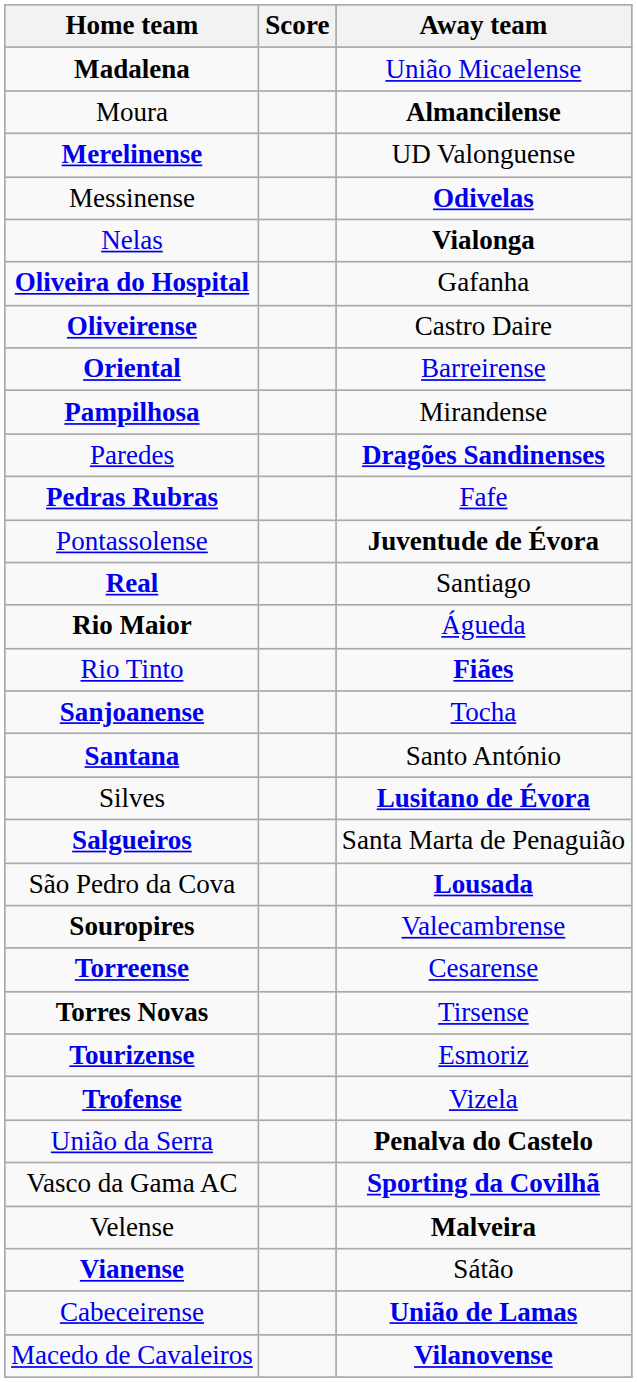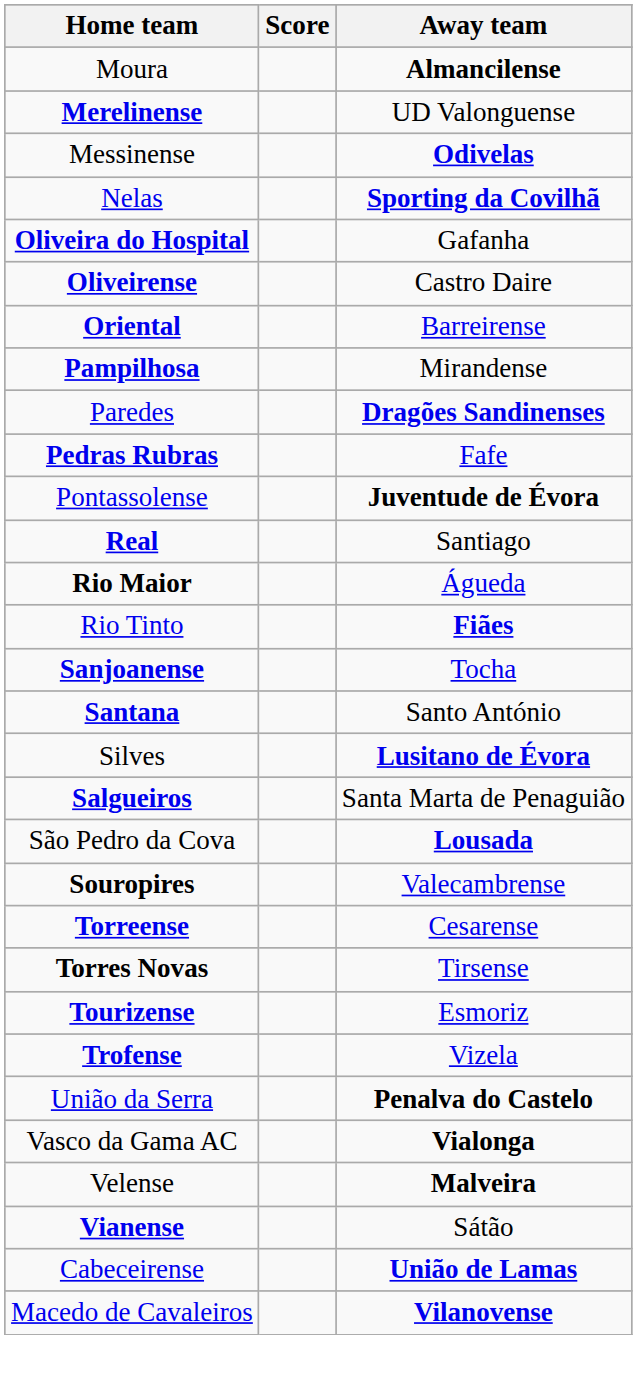- row: (132, 68)
(483, 240) Vialonga -> (483, 197) Sporting da Covilhã
(483, 1183) Sporting da Covilhã -> (483, 1140) Vialonga
